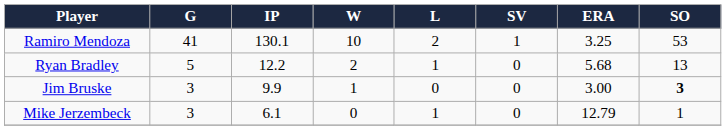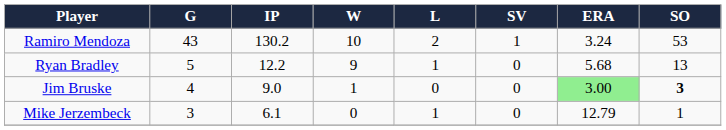(190, 40) 41 -> (190, 40) 43
(272, 40) 130.1 -> (272, 40) 130.2
(598, 40) 3.25 -> (598, 40) 3.24
(354, 64) 2 -> (354, 64) 9
(190, 88) 3 -> (190, 88) 4
(272, 88) 9.9 -> (272, 88) 9.0
(598, 88) no background -> (598, 88) lightgreen background
